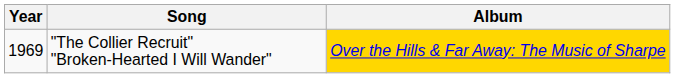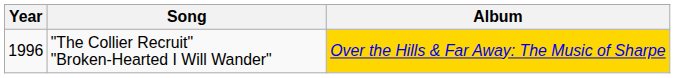(26, 51) 1969 -> (26, 51) 1996
